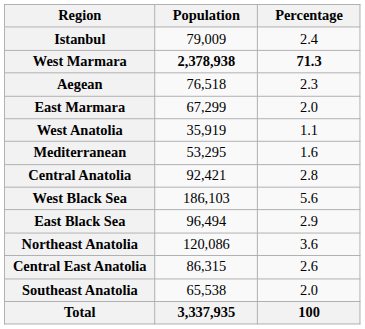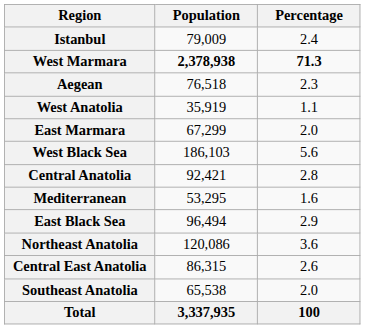rows swapped: (80, 107) <-> (80, 130)
rows swapped: (80, 152) <-> (80, 198)
